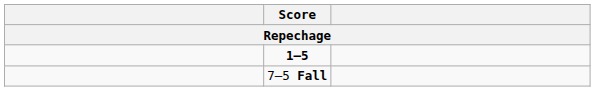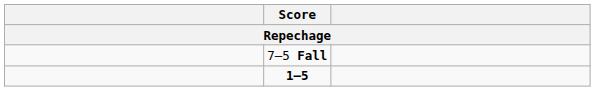rows swapped: (297, 76) <-> (297, 55)
